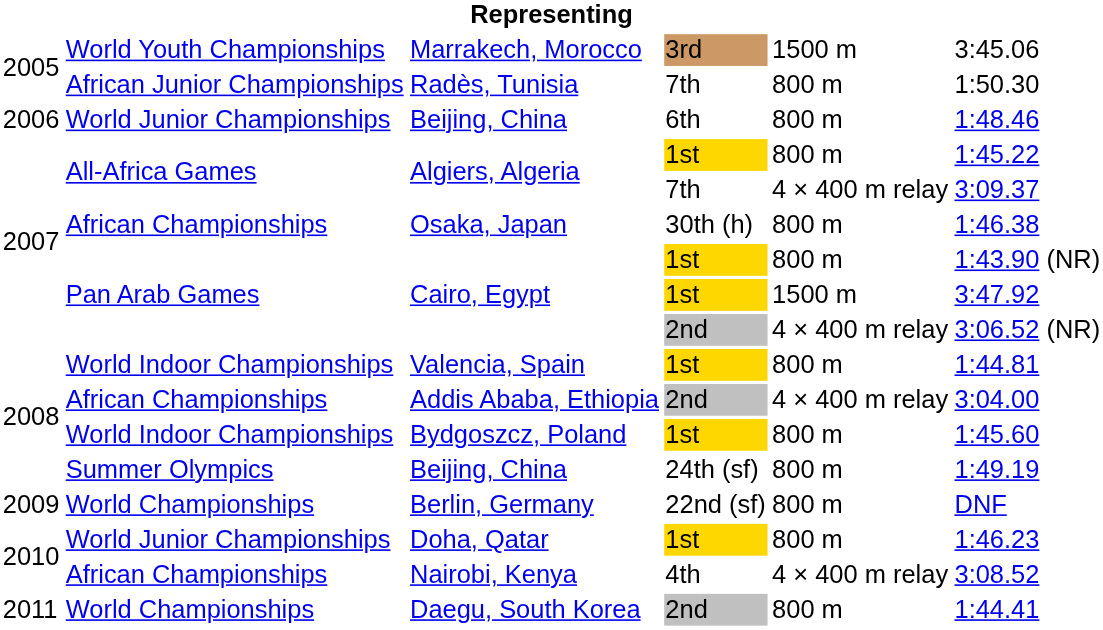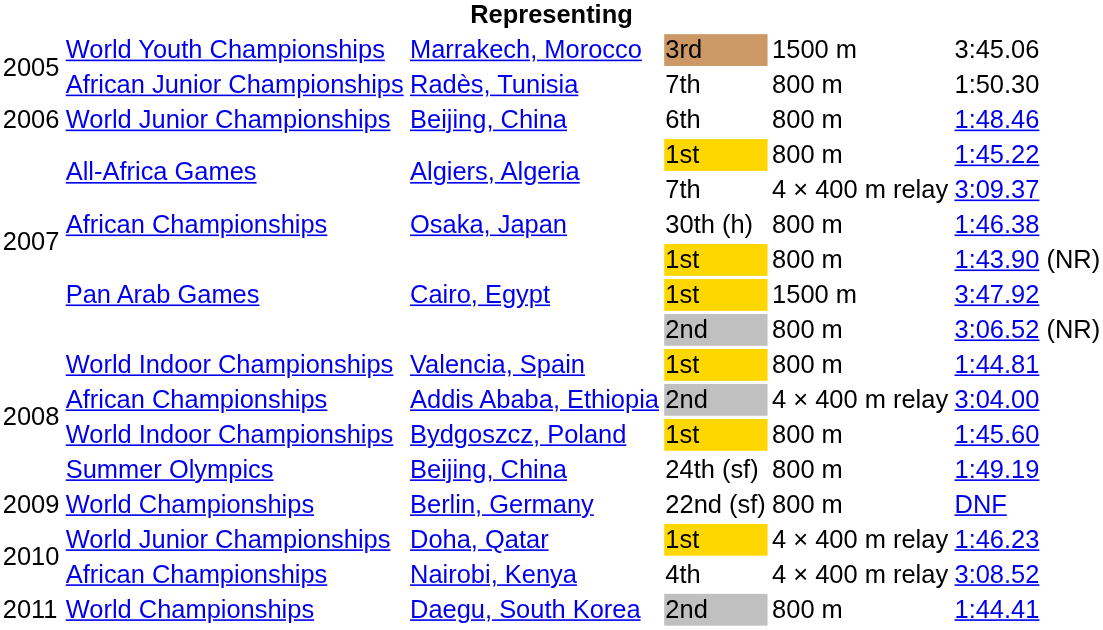(860, 329) 4 × 400 m relay -> (807, 329) 800 m
(807, 539) 800 m -> (860, 539) 4 × 400 m relay
